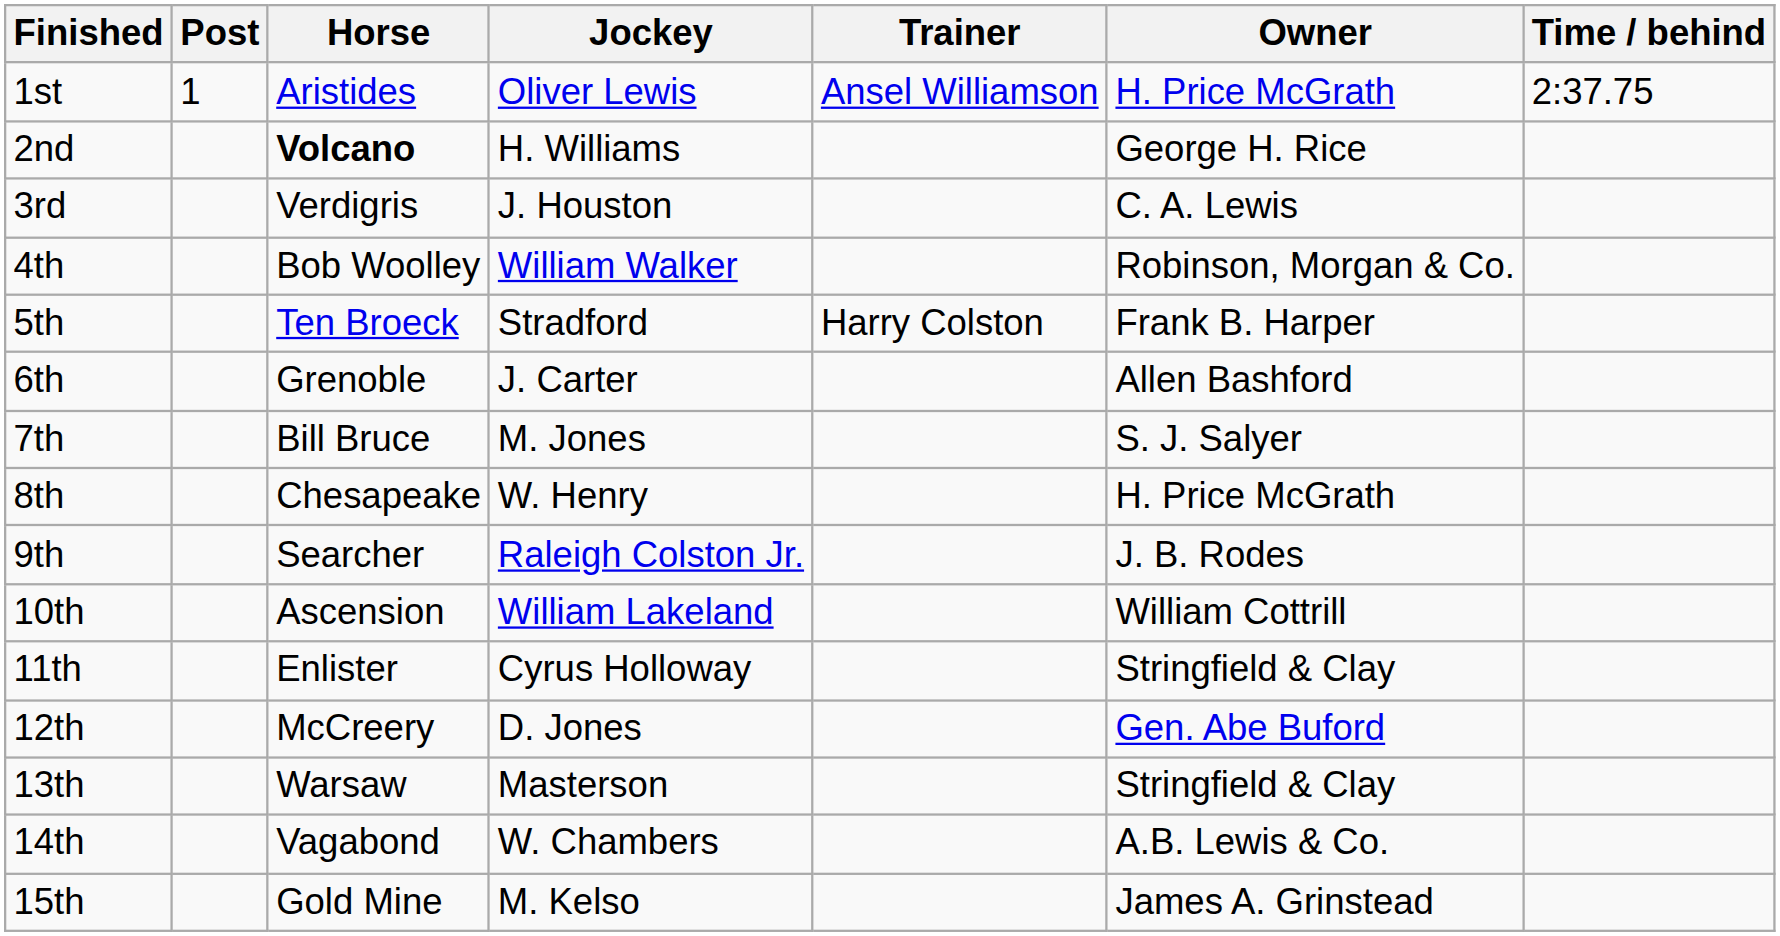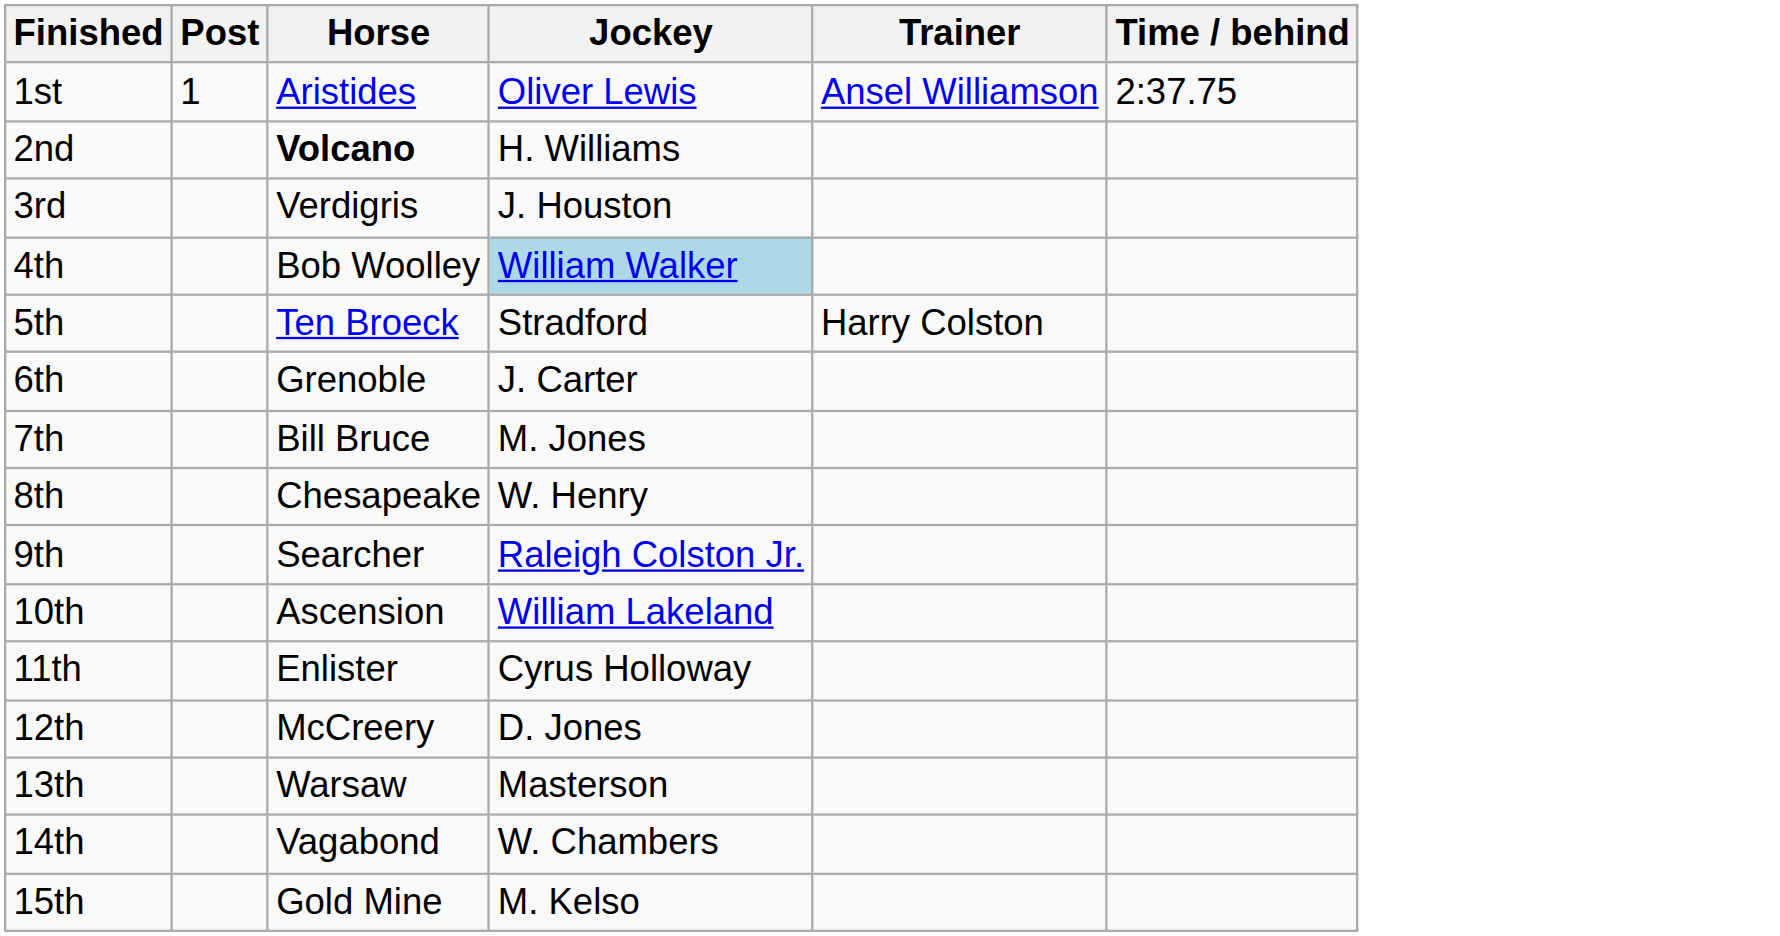- column: (1315, 33)
(618, 264) no background -> (618, 264) lightblue background
